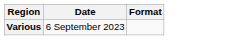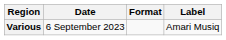+ column: (193, 12)
